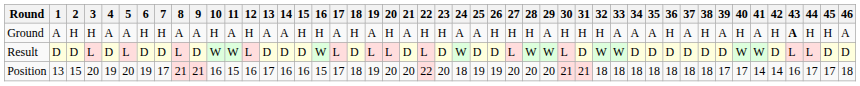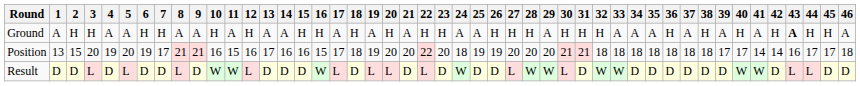rows swapped: (22, 52) <-> (27, 71)
